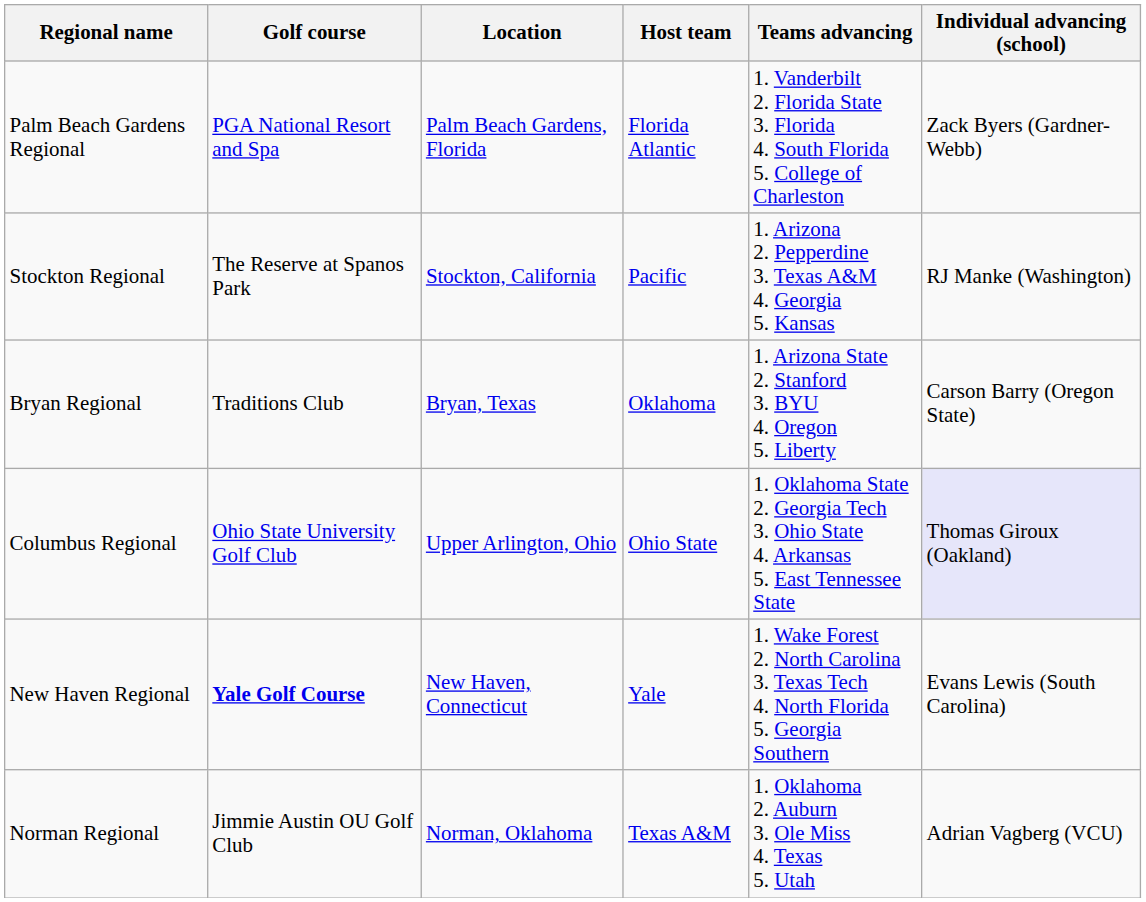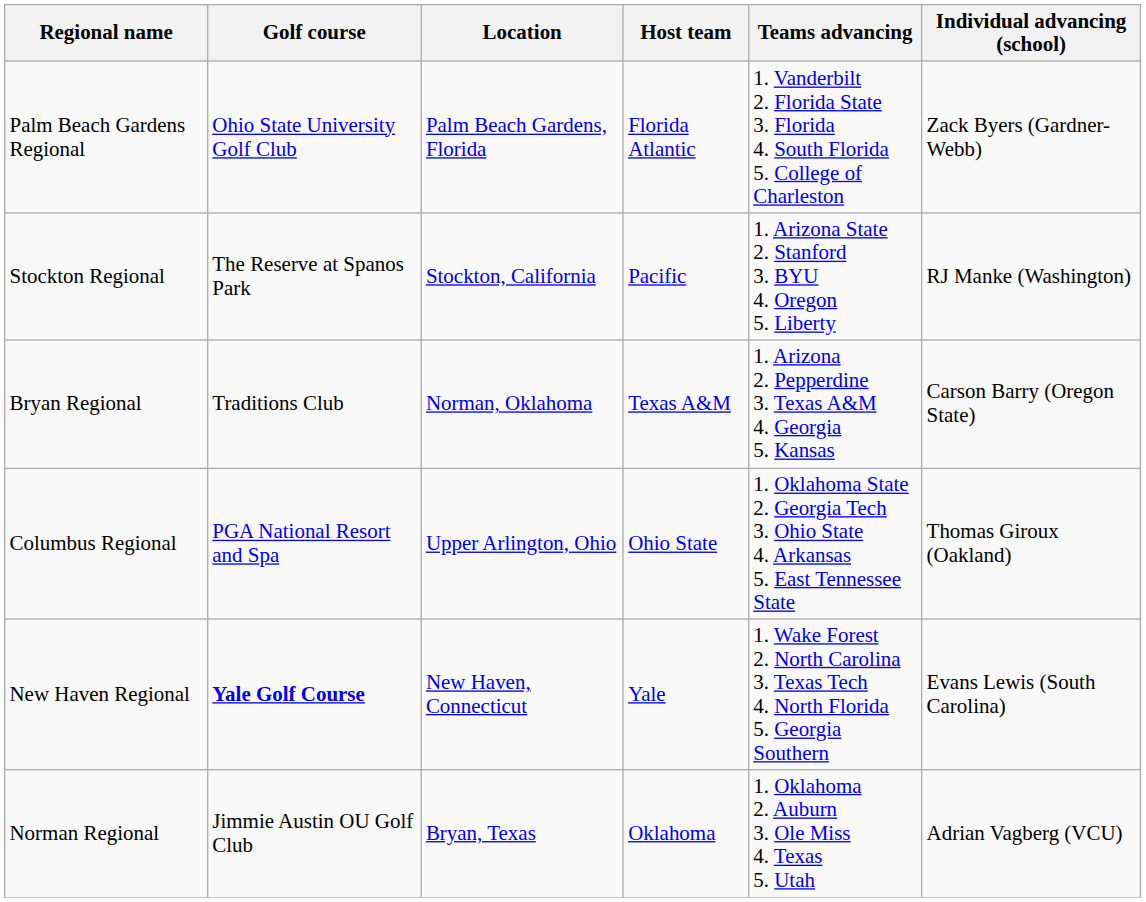(301, 136) PGA National Resort and Spa -> (304, 136) Ohio State University Golf Club
(815, 276) 1. Arizona 2. Pepperdine 3. Texas A&M 4. Georgia 5. Kansas -> (820, 276) 1. Arizona State 2. Stanford 3. BYU 4. Oregon 5. Liberty
(481, 403) Bryan, Texas -> (509, 403) Norman, Oklahoma
(672, 403) Oklahoma -> (680, 403) Texas A&M
(820, 403) 1. Arizona State 2. Stanford 3. BYU 4. Oregon 5. Liberty -> (815, 403) 1. Arizona 2. Pepperdine 3. Texas A&M 4. Georgia 5. Kansas
(304, 543) Ohio State University Golf Club -> (301, 543) PGA National Resort and Spa
(993, 543) lavender background -> (993, 543) no background
(509, 833) Norman, Oklahoma -> (481, 833) Bryan, Texas
(680, 833) Texas A&M -> (672, 833) Oklahoma
